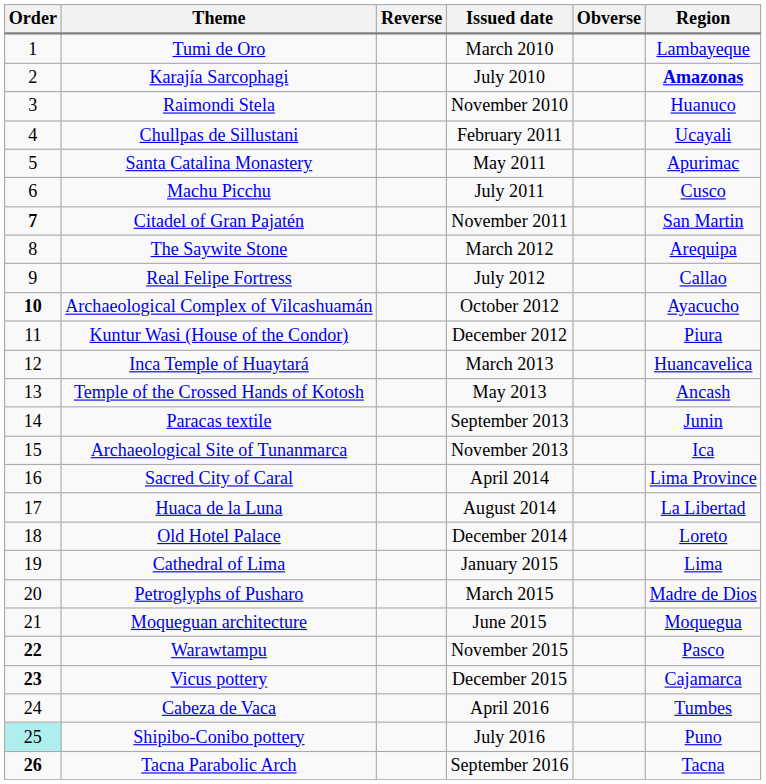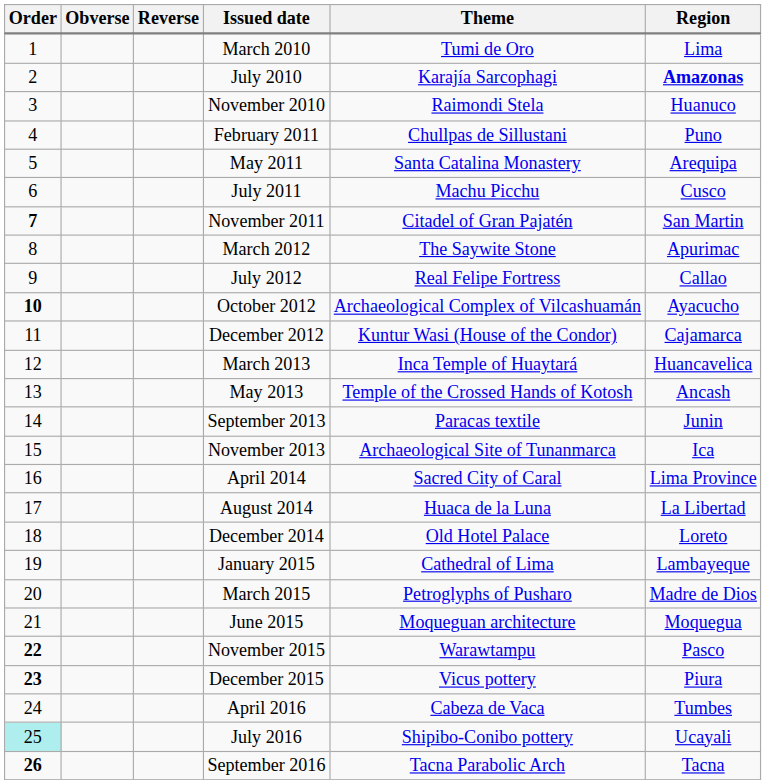columns swapped: (609, 18) <-> (219, 18)
(703, 48) Lambayeque -> (703, 48) Lima
(703, 134) Ucayali -> (703, 134) Puno
(703, 163) Apurimac -> (703, 163) Arequipa
(703, 249) Arequipa -> (703, 249) Apurimac
(703, 335) Piura -> (703, 335) Cajamarca
(703, 564) Lima -> (703, 564) Lambayeque
(703, 679) Cajamarca -> (703, 679) Piura
(703, 736) Puno -> (703, 736) Ucayali
